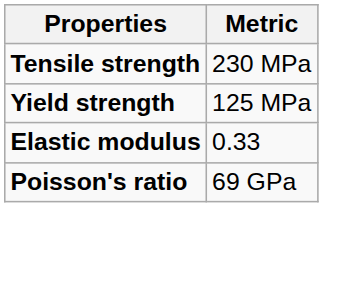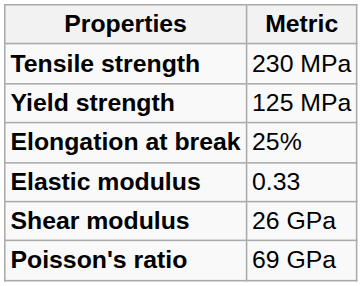+ row: (126, 142)
+ row: (100, 220)
